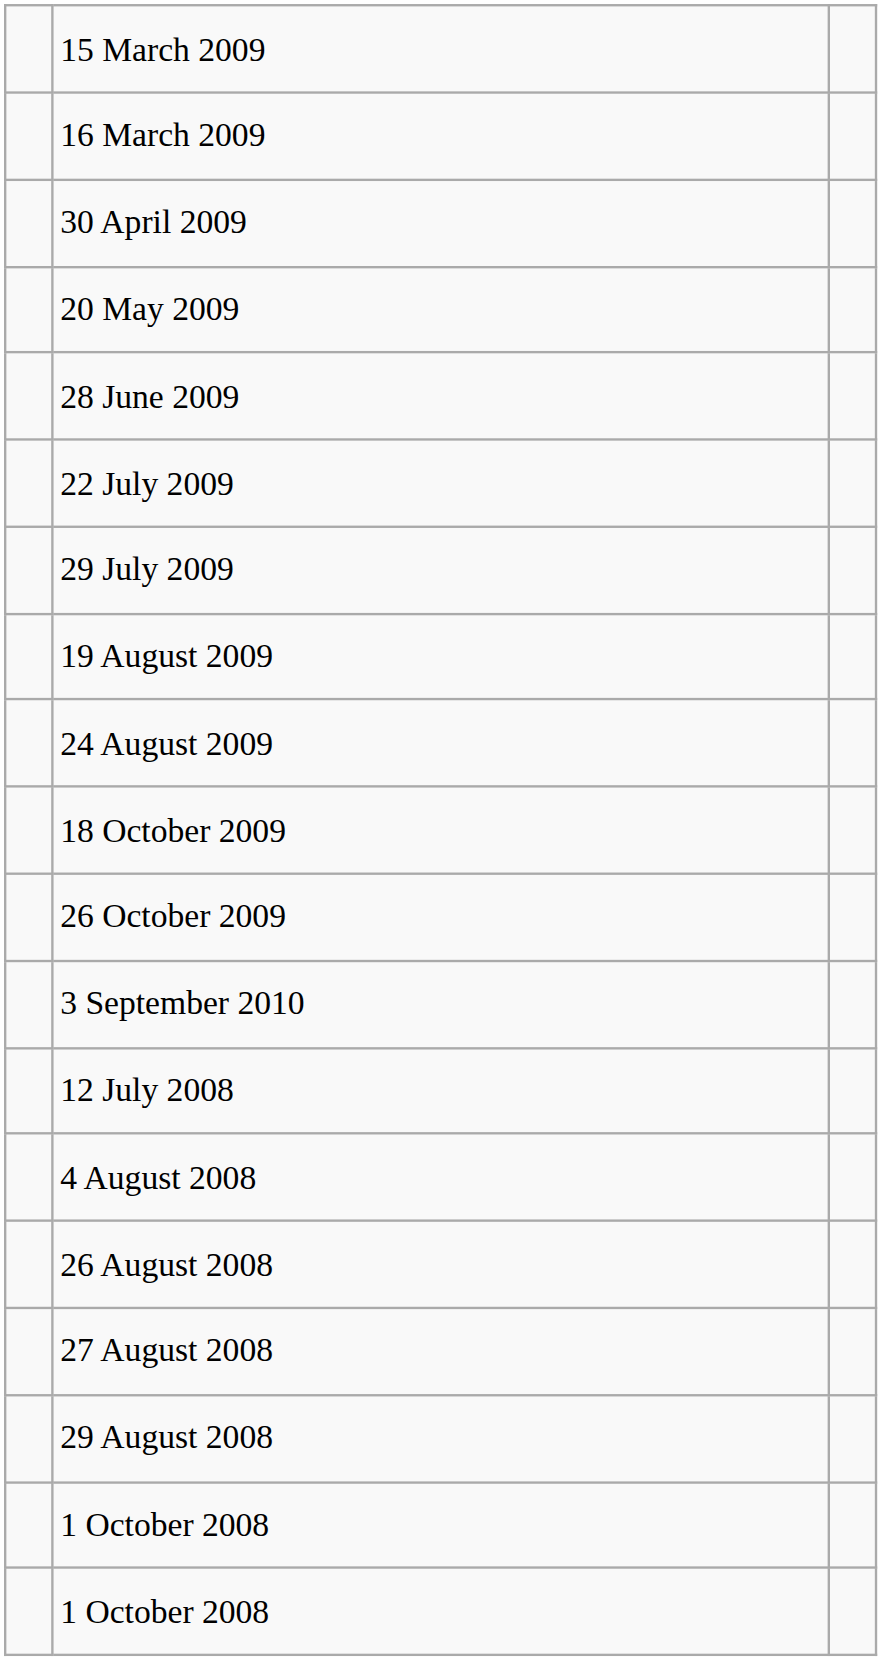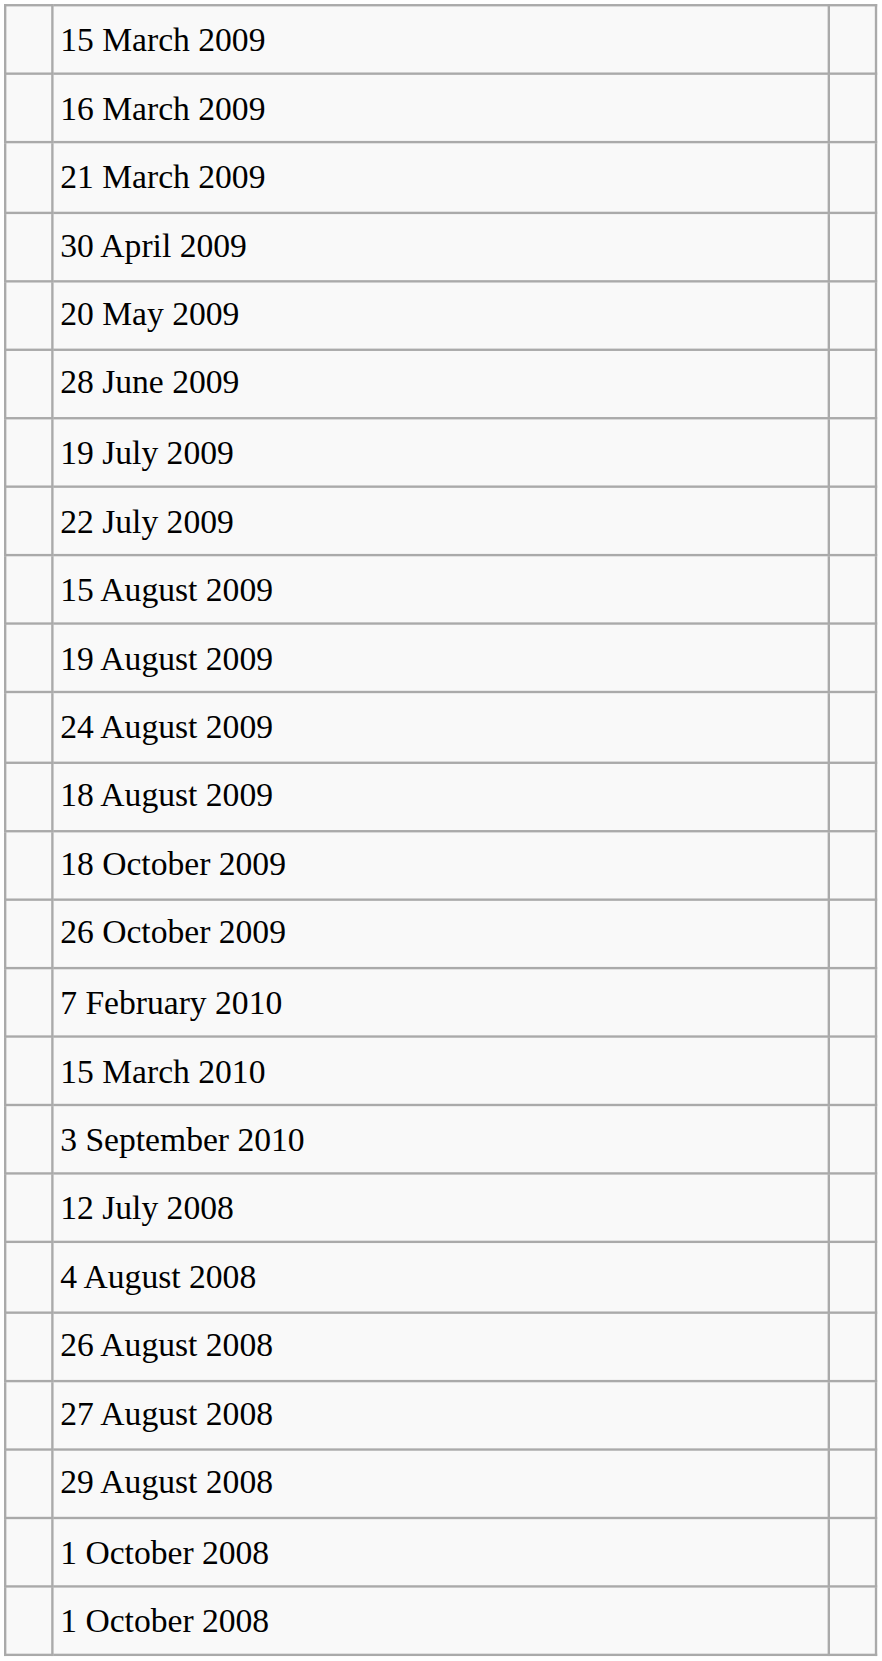+ row: (29, 178)
+ row: (29, 453)
- row: (29, 570)
+ row: (29, 590)
+ row: (29, 796)
+ row: (29, 1002)
+ row: (29, 1071)
